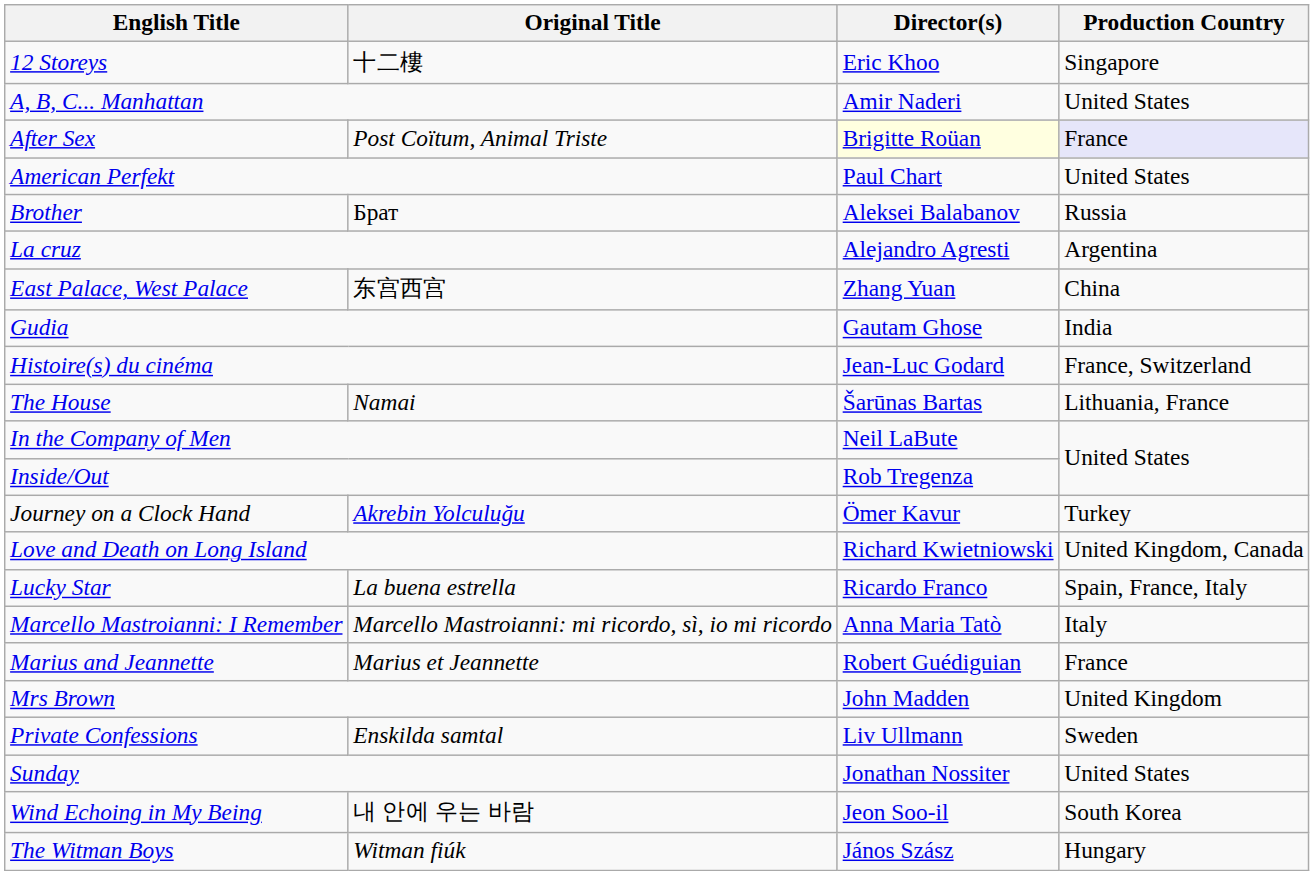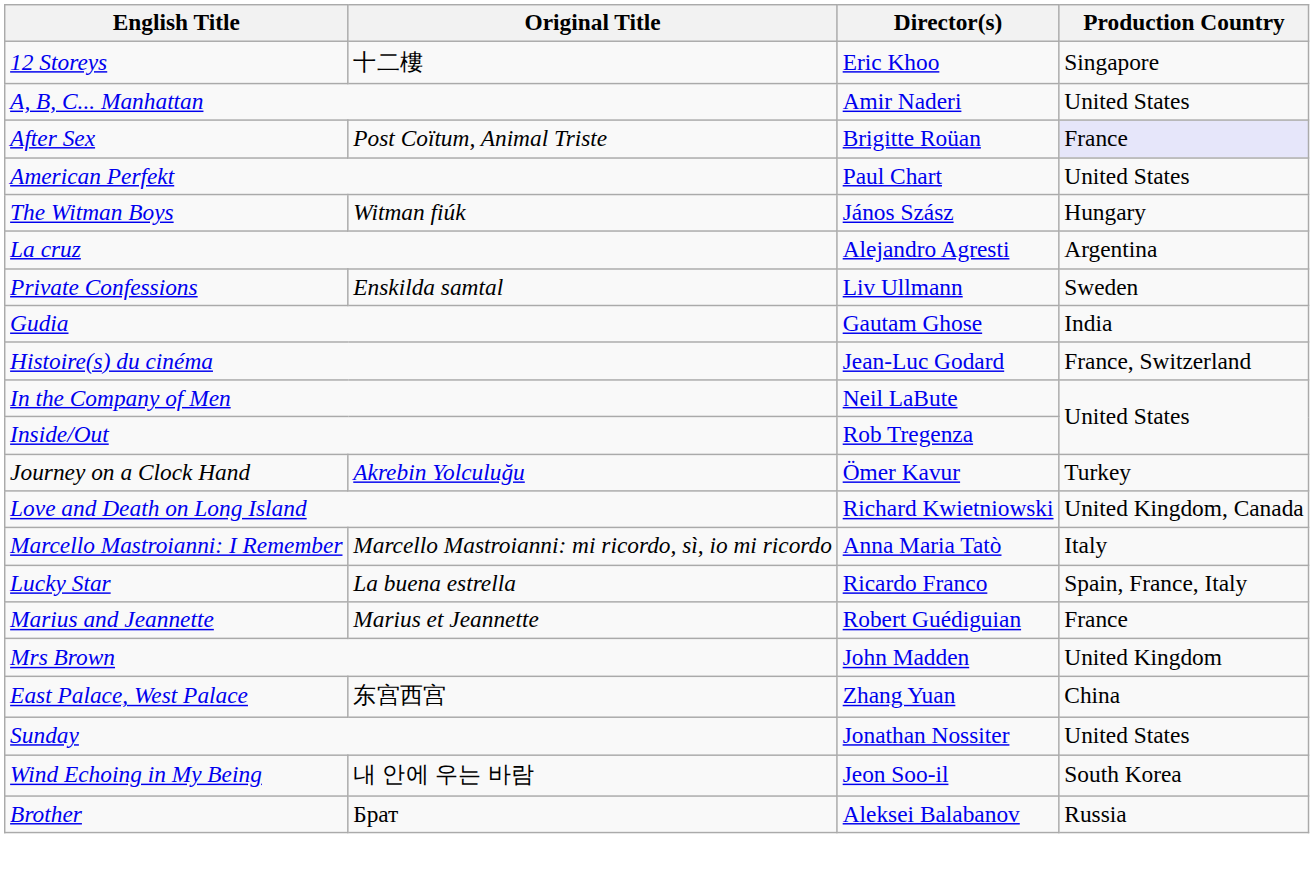(912, 138) lightyellow background -> (912, 138) no background
rows swapped: (46, 212) <-> (92, 851)
rows swapped: (129, 288) <-> (104, 735)
- row: (60, 402)
rows swapped: (60, 587) <-> (176, 624)
